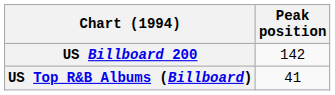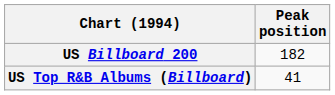(293, 55) 142 -> (293, 55) 182
